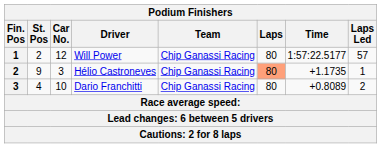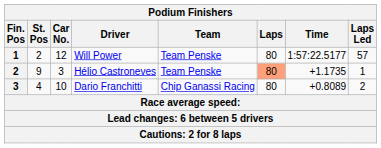(208, 55) Chip Ganassi Racing -> (191, 55) Team Penske
(208, 71) Chip Ganassi Racing -> (191, 71) Team Penske
